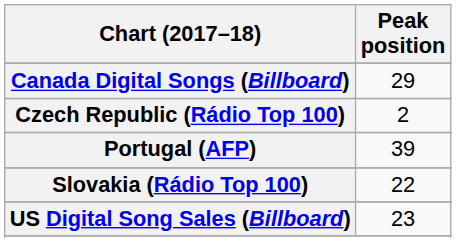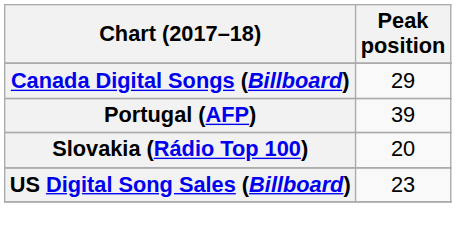- row: (180, 115)
(403, 184) 22 -> (403, 149) 20
